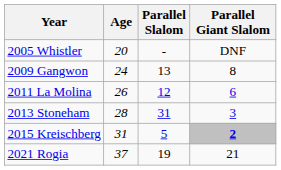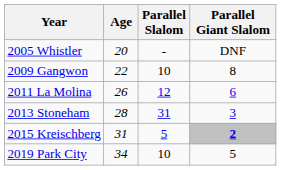(121, 71) 24 -> (121, 71) 22
(164, 71) 13 -> (164, 71) 10
+ row: (47, 154)
- row: (38, 154)
